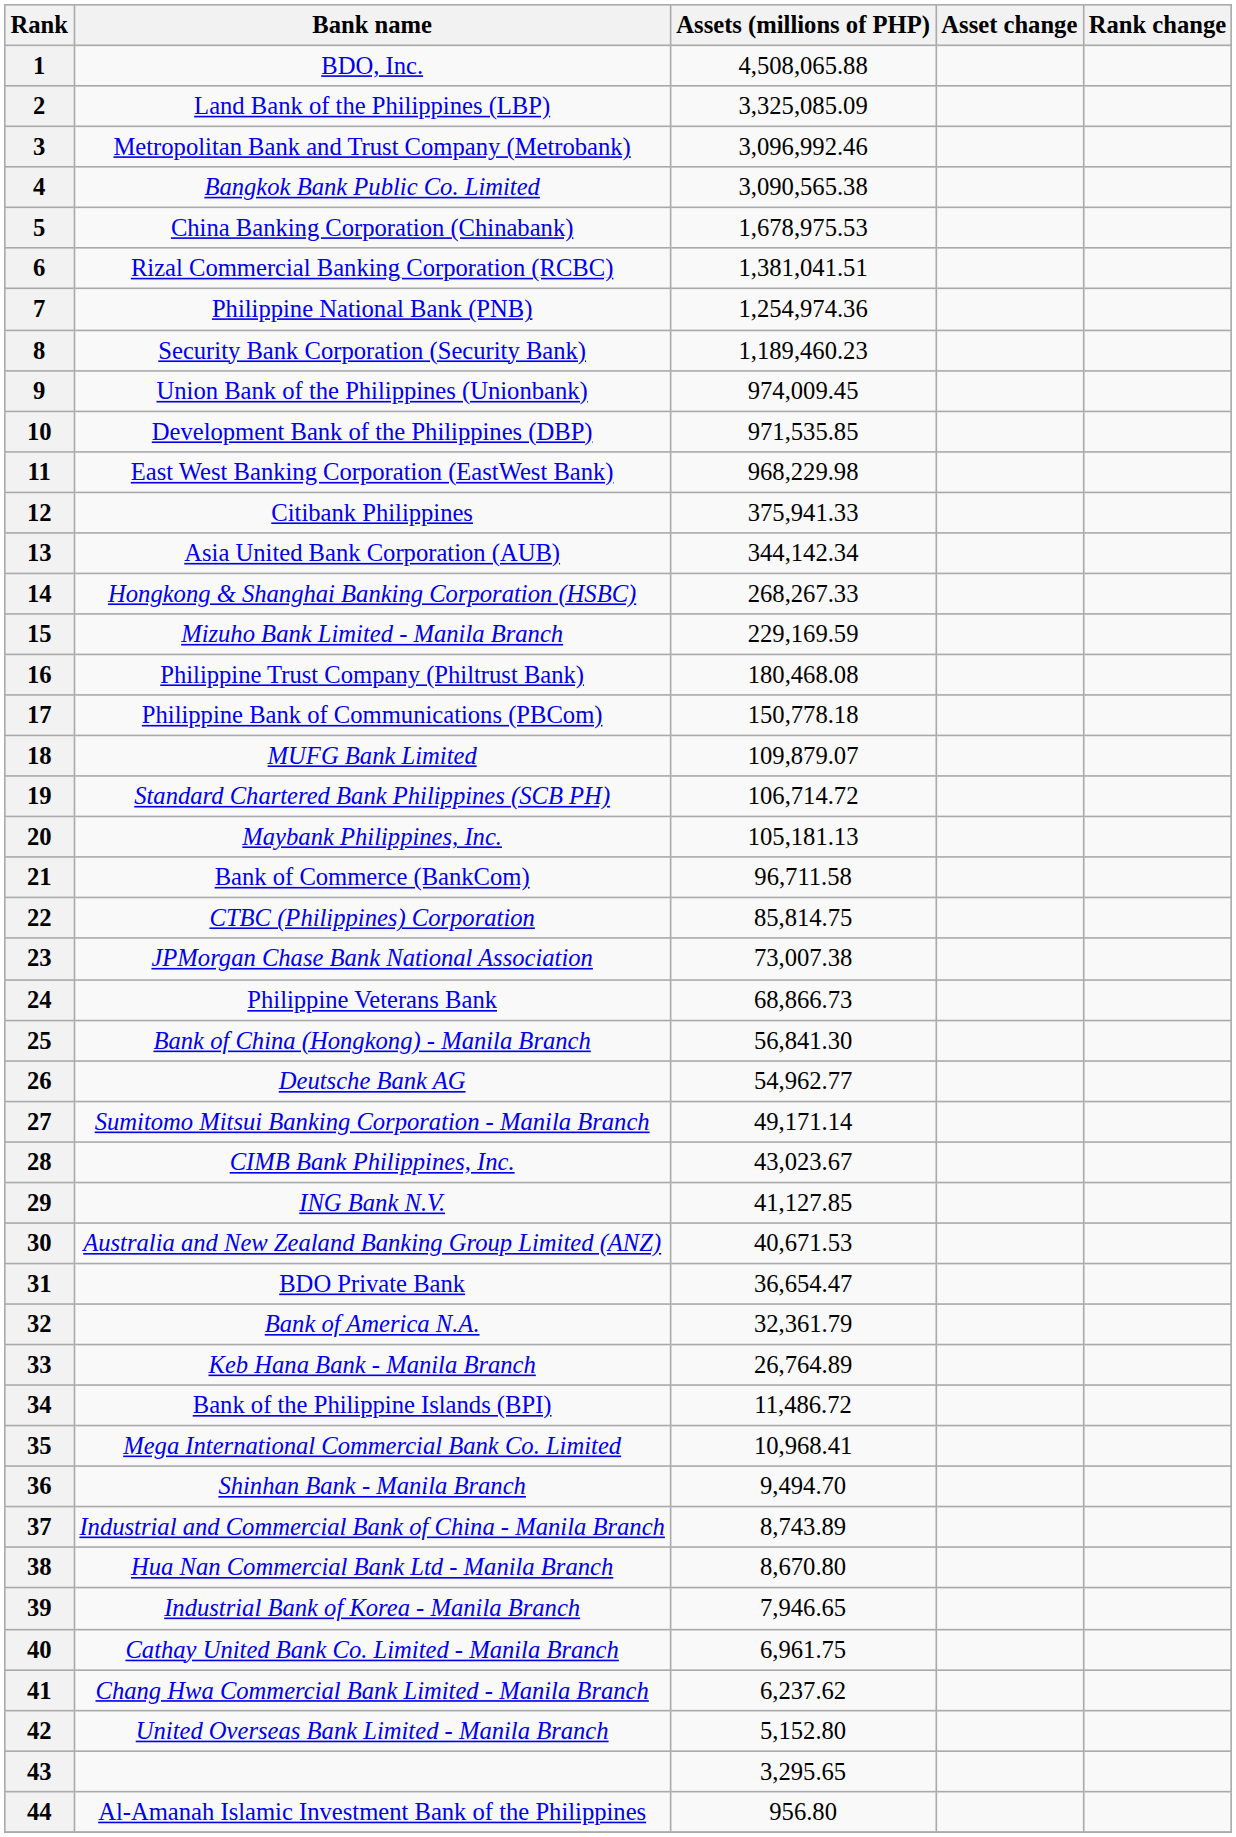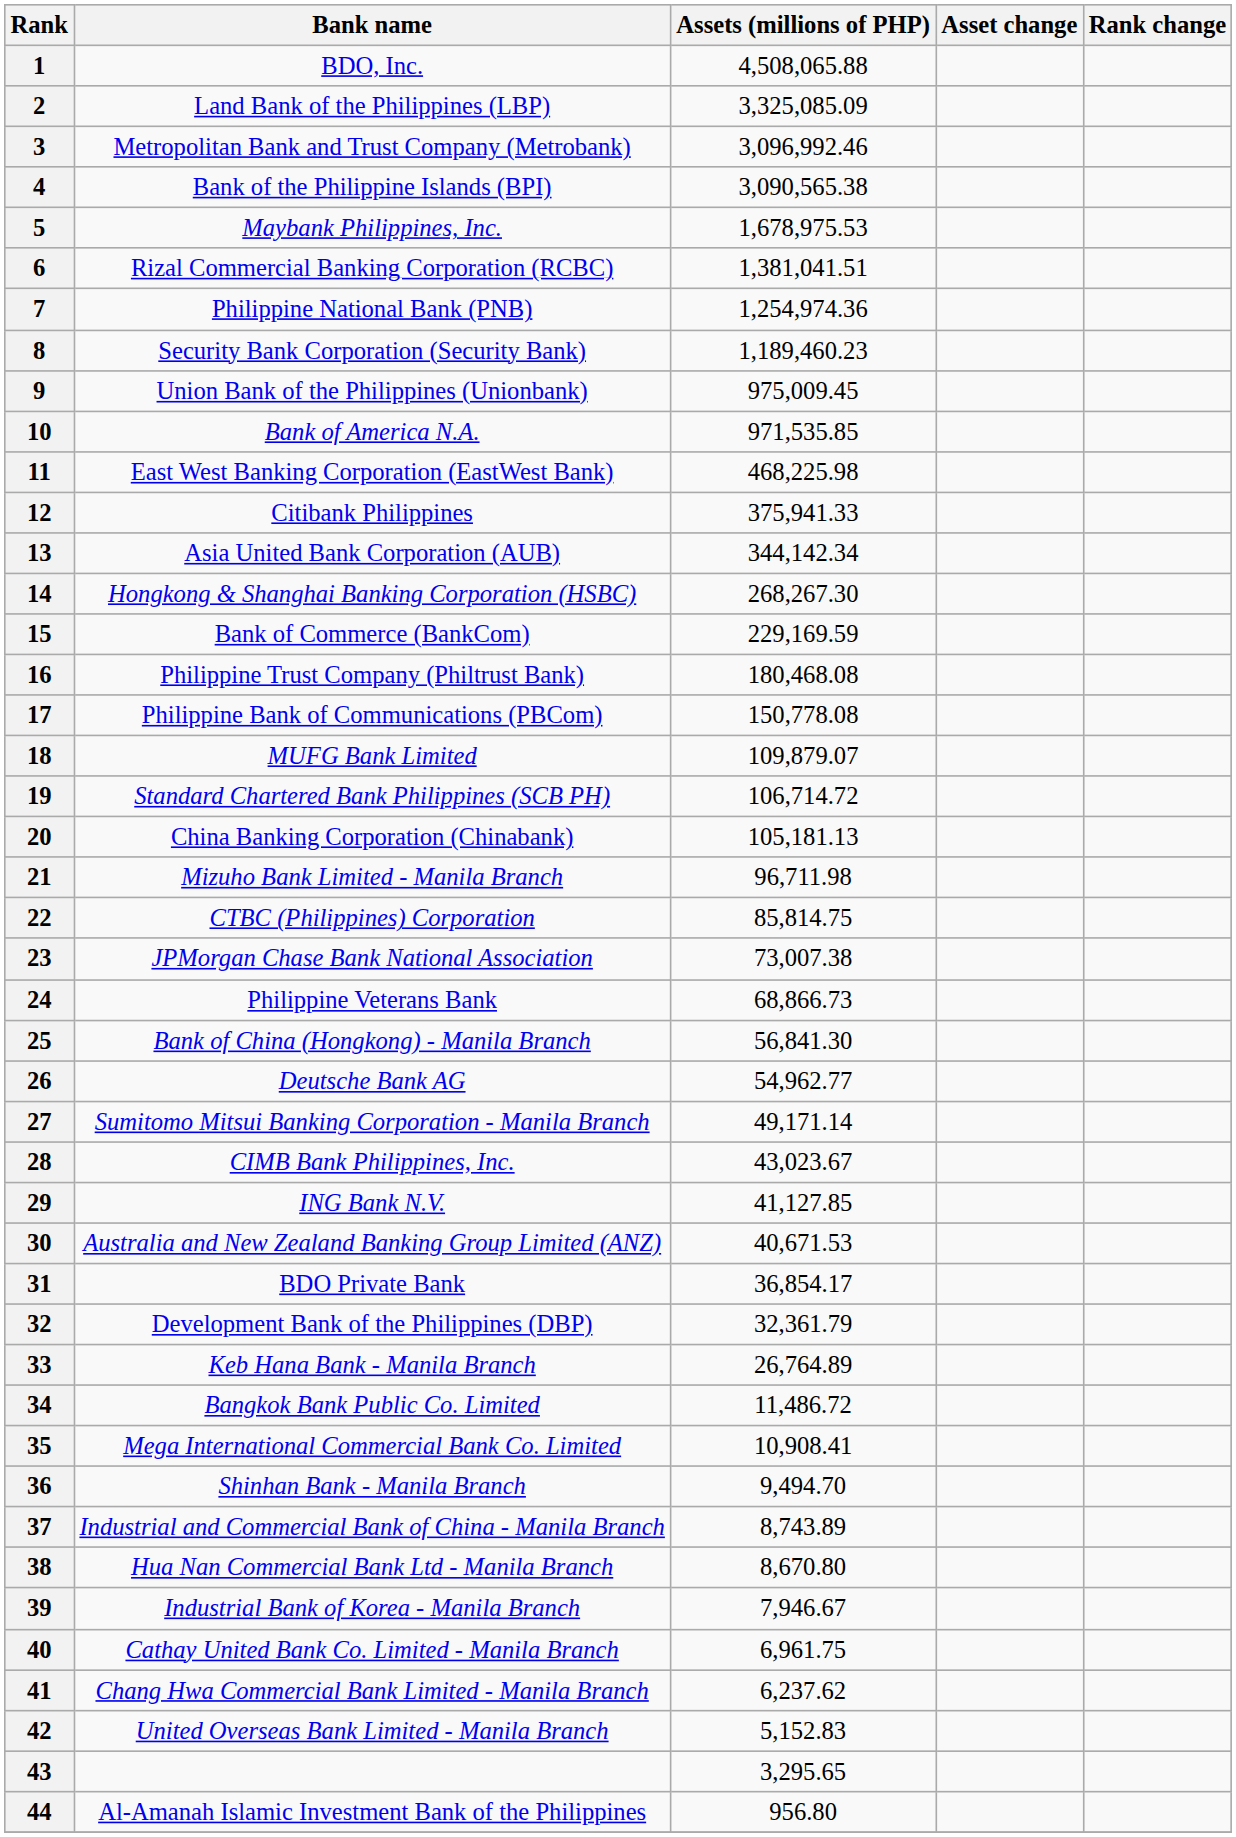(372, 187) Bangkok Bank Public Co. Limited -> (372, 187) Bank of the Philippine Islands (BPI)
(372, 227) China Banking Corporation (Chinabank) -> (372, 227) Maybank Philippines, Inc.
(803, 390) 974,009.45 -> (803, 390) 975,009.45
(372, 431) Development Bank of the Philippines (DBP) -> (372, 431) Bank of America N.A.
(803, 471) 968,229.98 -> (803, 471) 468,225.98
(803, 593) 268,267.33 -> (803, 593) 268,267.30
(372, 634) Mizuho Bank Limited - Manila Branch -> (372, 634) Bank of Commerce (BankCom)
(803, 715) 150,778.18 -> (803, 715) 150,778.08
(372, 837) Maybank Philippines, Inc. -> (372, 837) China Banking Corporation (Chinabank)
(372, 877) Bank of Commerce (BankCom) -> (372, 877) Mizuho Bank Limited - Manila Branch
(803, 877) 96,711.58 -> (803, 877) 96,711.98
(803, 1283) 36,654.47 -> (803, 1283) 36,854.17
(372, 1324) Bank of America N.A. -> (372, 1324) Development Bank of the Philippines (DBP)
(372, 1405) Bank of the Philippine Islands (BPI) -> (372, 1405) Bangkok Bank Public Co. Limited
(803, 1446) 10,968.41 -> (803, 1446) 10,908.41
(803, 1608) 7,946.65 -> (803, 1608) 7,946.67
(803, 1730) 5,152.80 -> (803, 1730) 5,152.83
